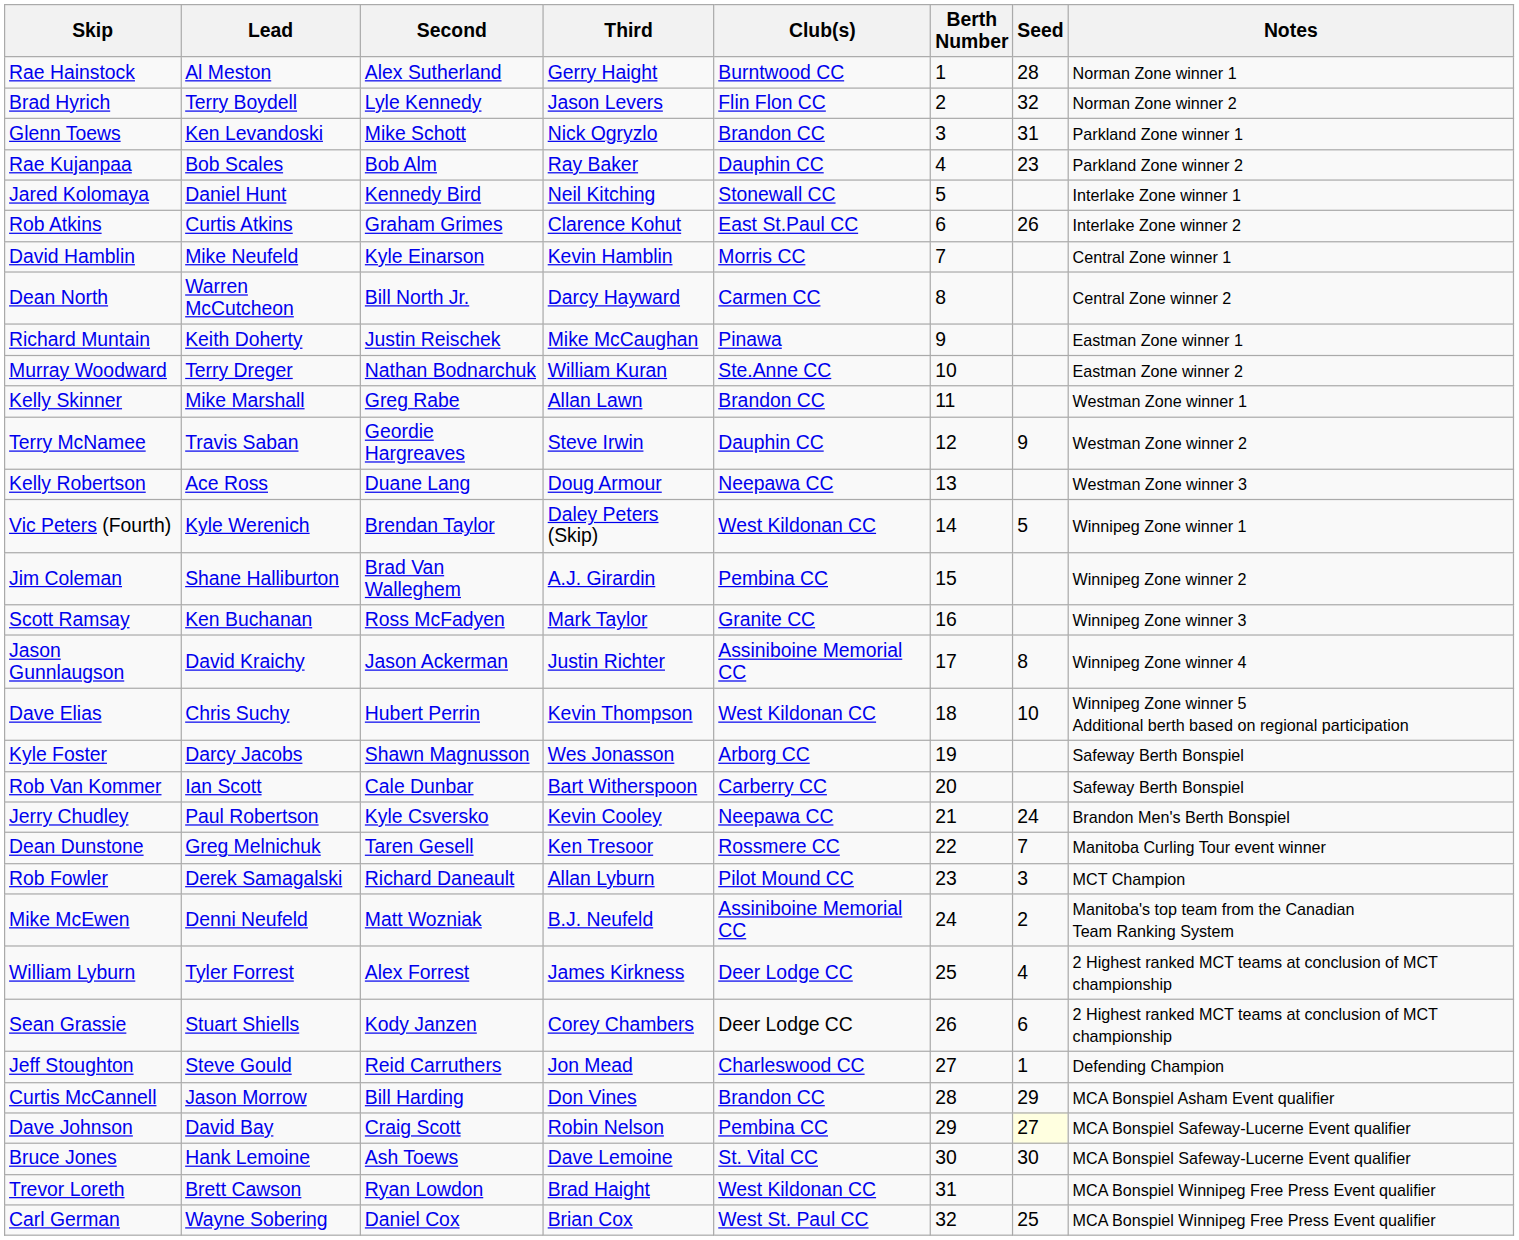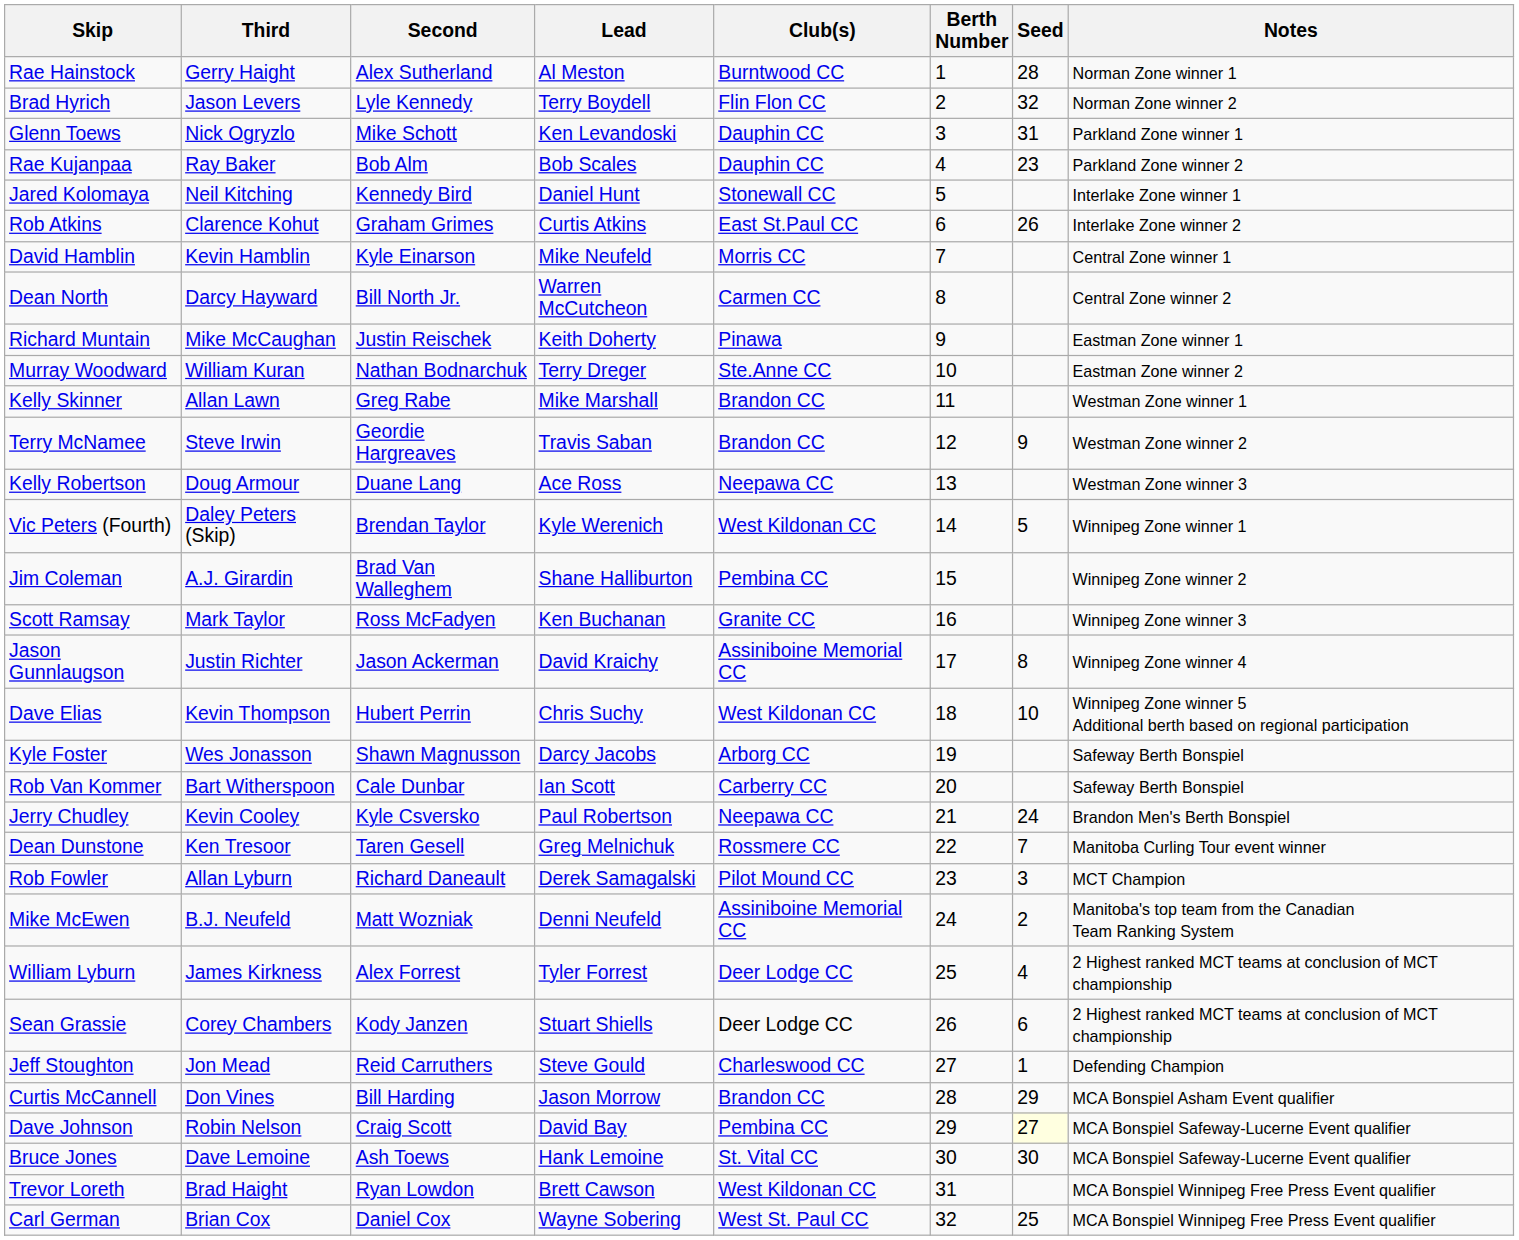columns swapped: (629, 30) <-> (271, 30)
(772, 133) Brandon CC -> (771, 133) Dauphin CC
(771, 442) Dauphin CC -> (772, 442) Brandon CC
